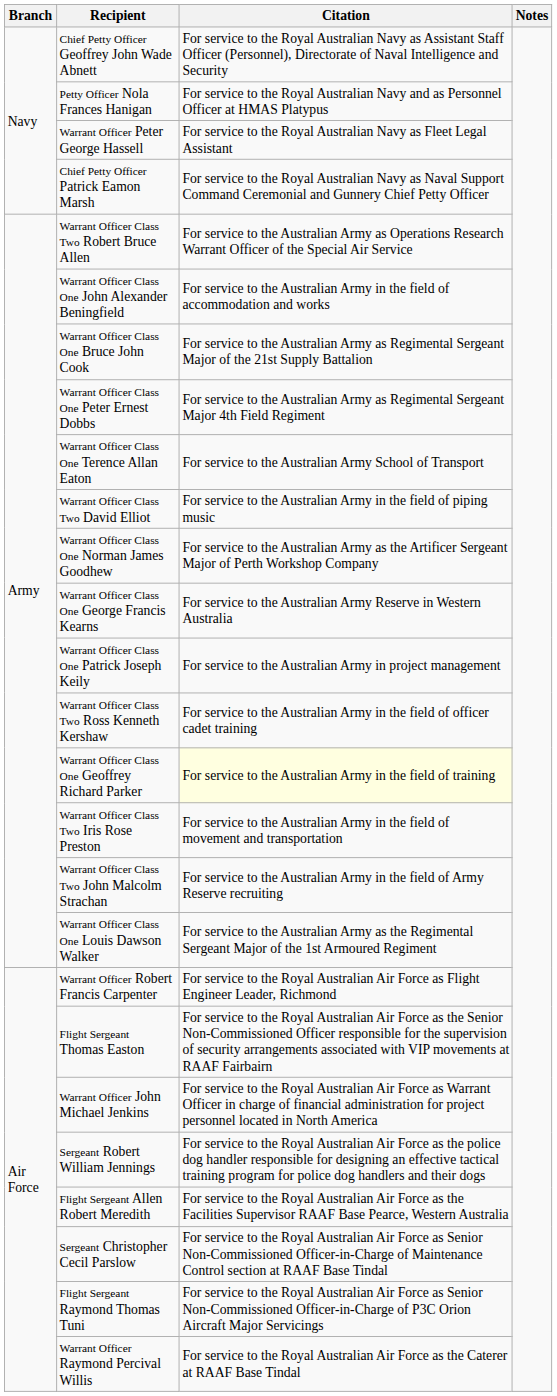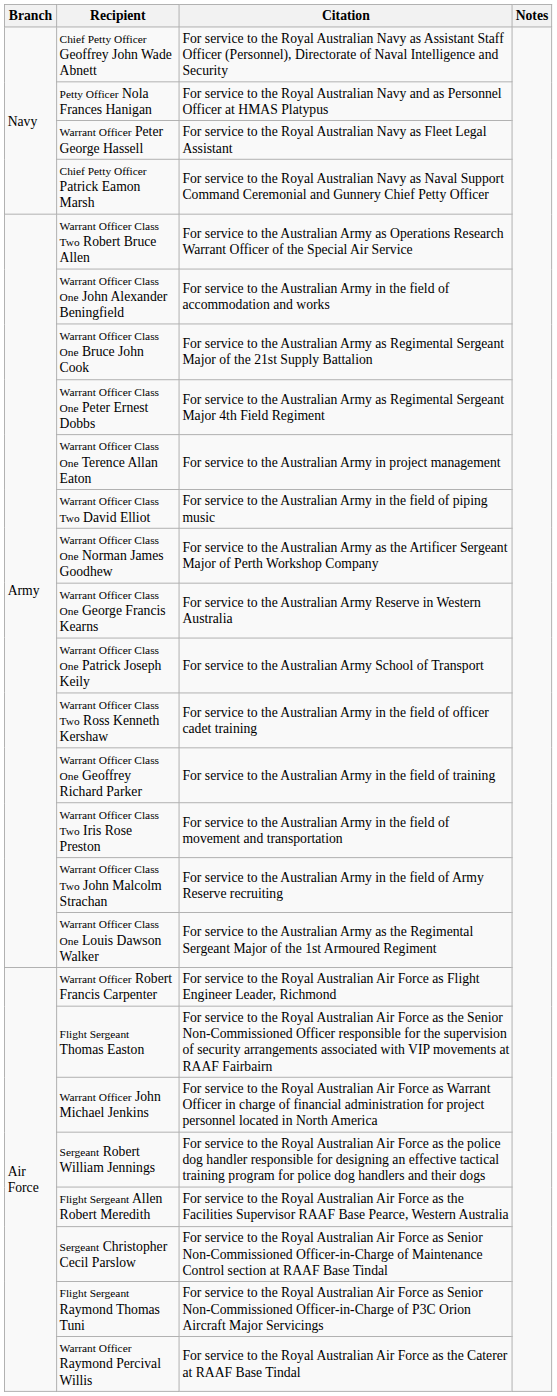(333, 461) For service to the Australian Army School of Transport -> (341, 461) For service to the Australian Army in project management
(341, 665) For service to the Australian Army in project management -> (333, 665) For service to the Australian Army School of Transport
(339, 775) lightyellow background -> (339, 775) no background
